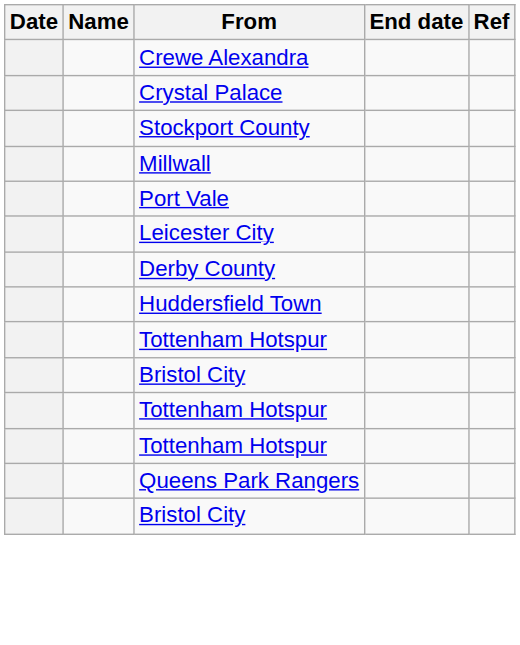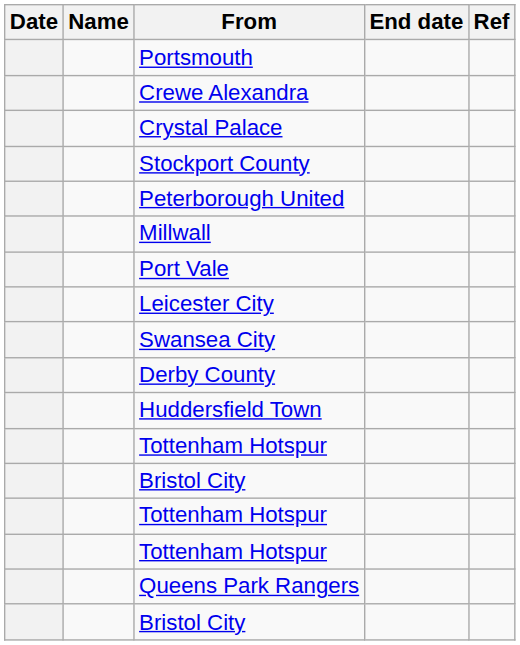+ row: (34, 58)
+ row: (34, 199)
+ row: (34, 340)
